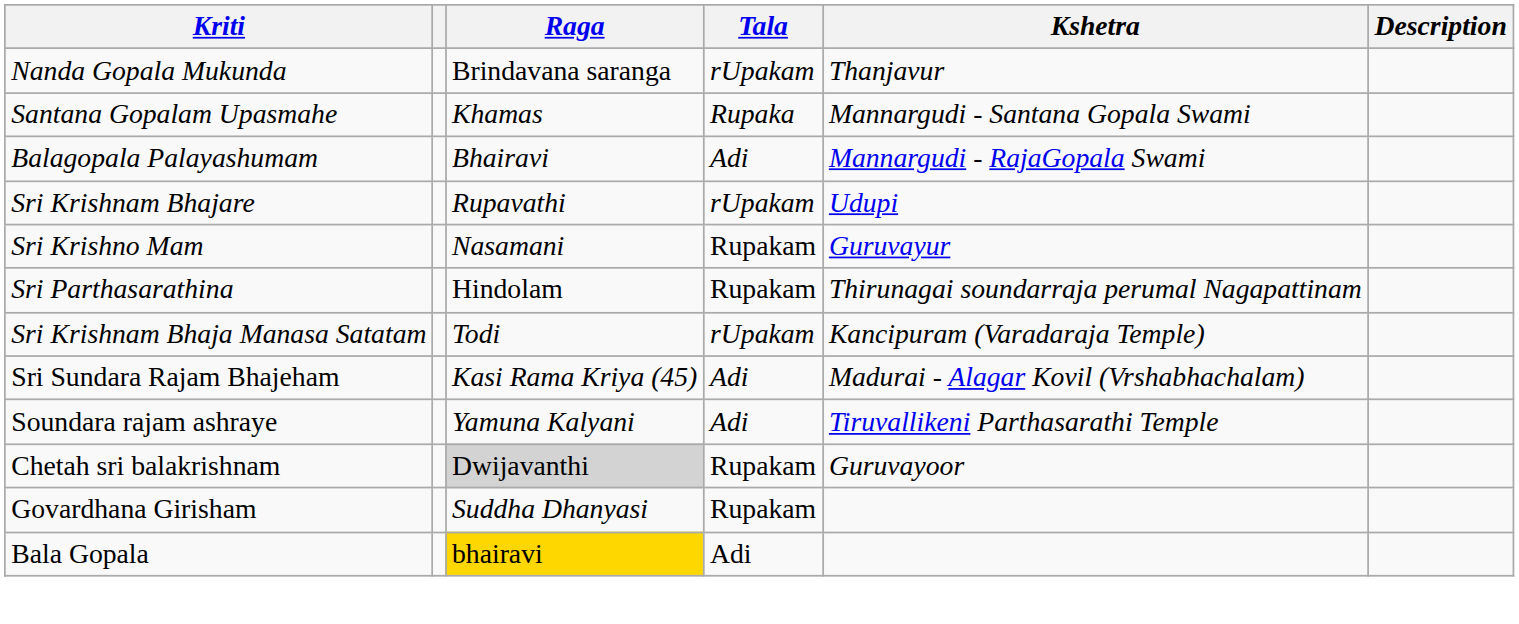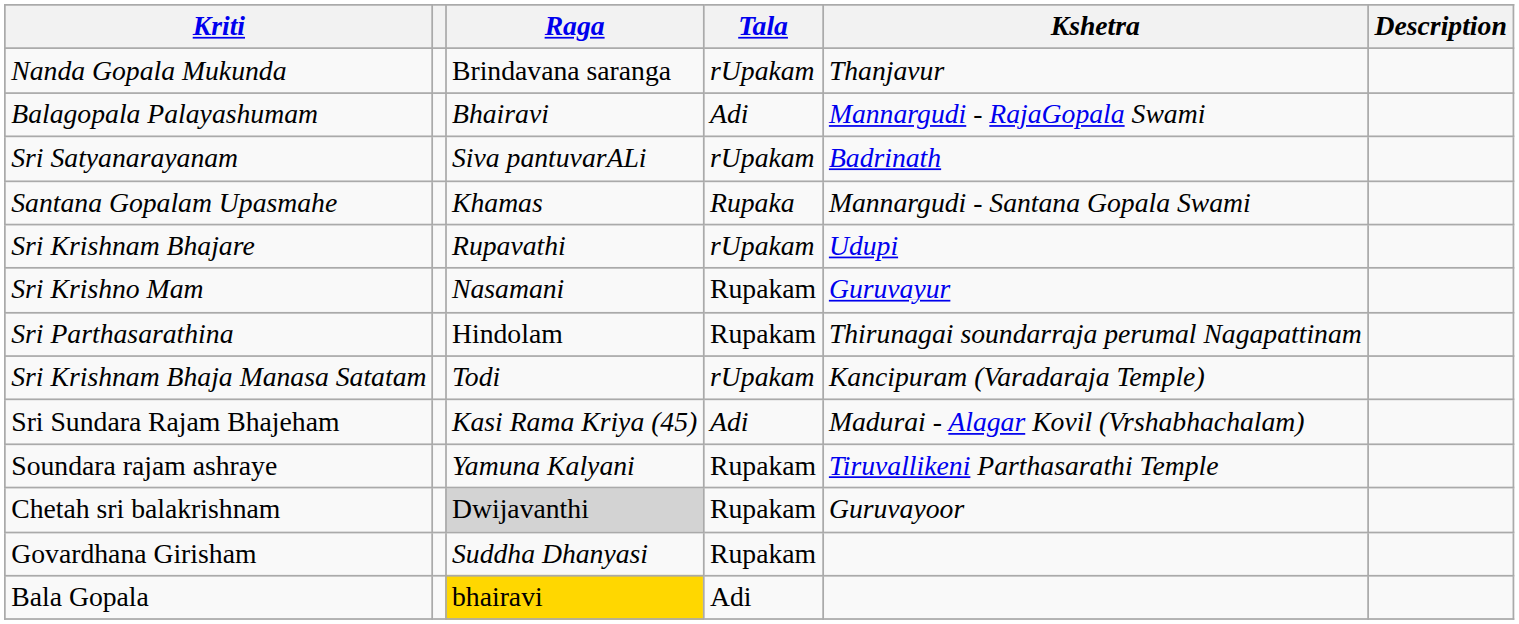rows swapped: (165, 158) <-> (174, 114)
+ row: (125, 158)
(729, 421) Adi -> (763, 465) Rupakam
